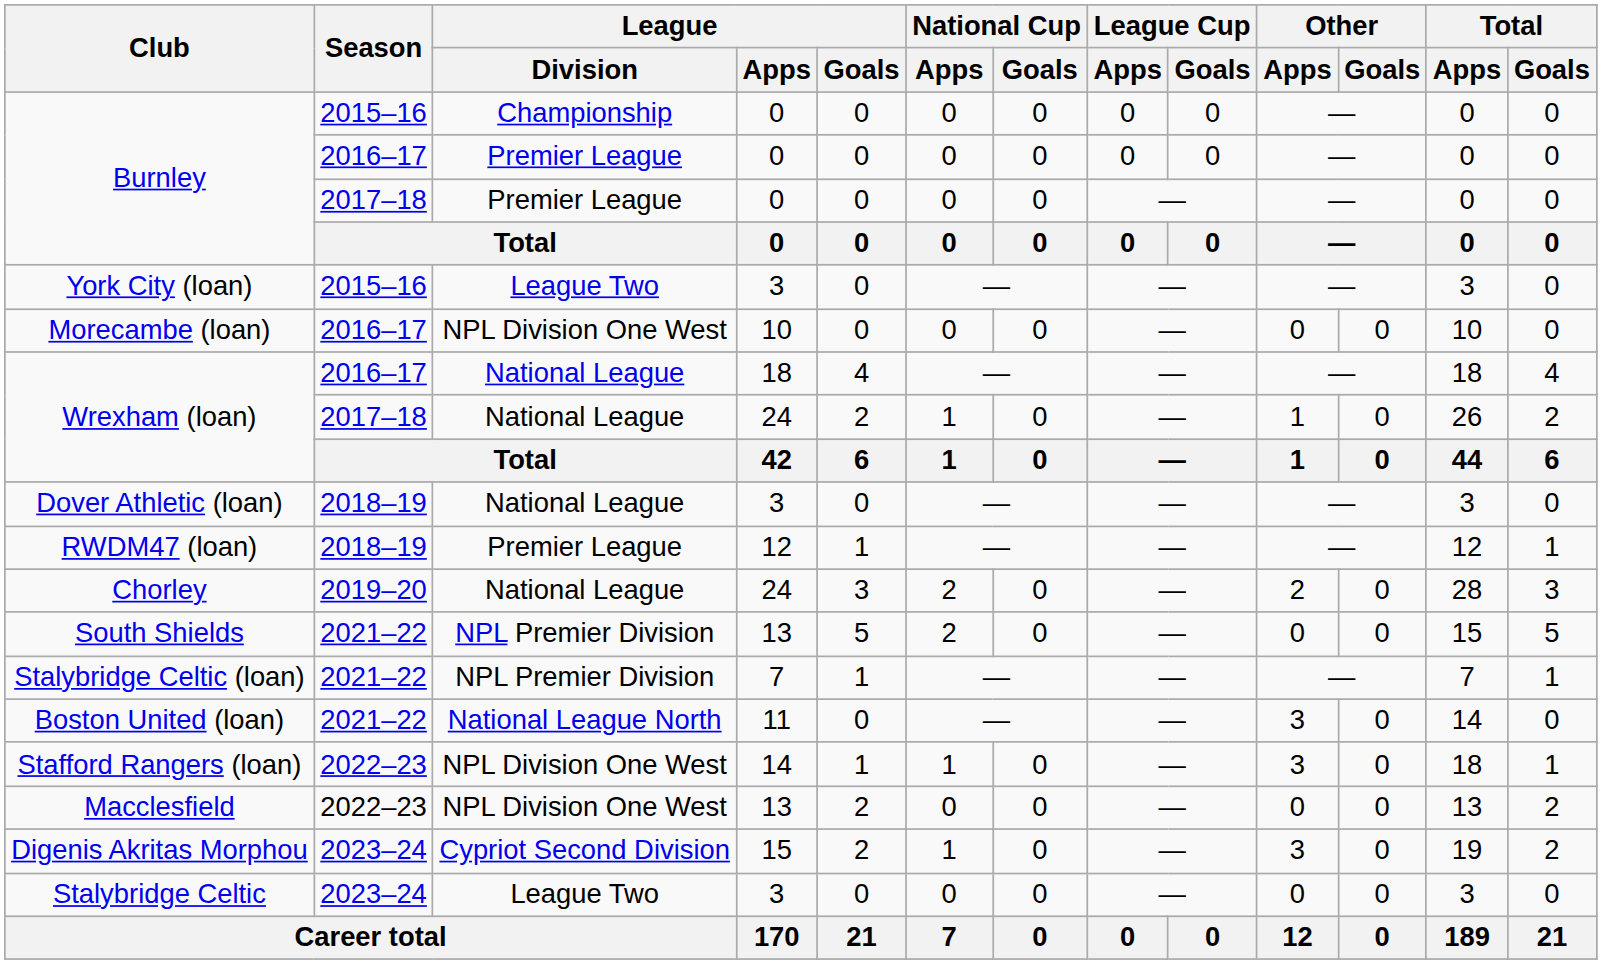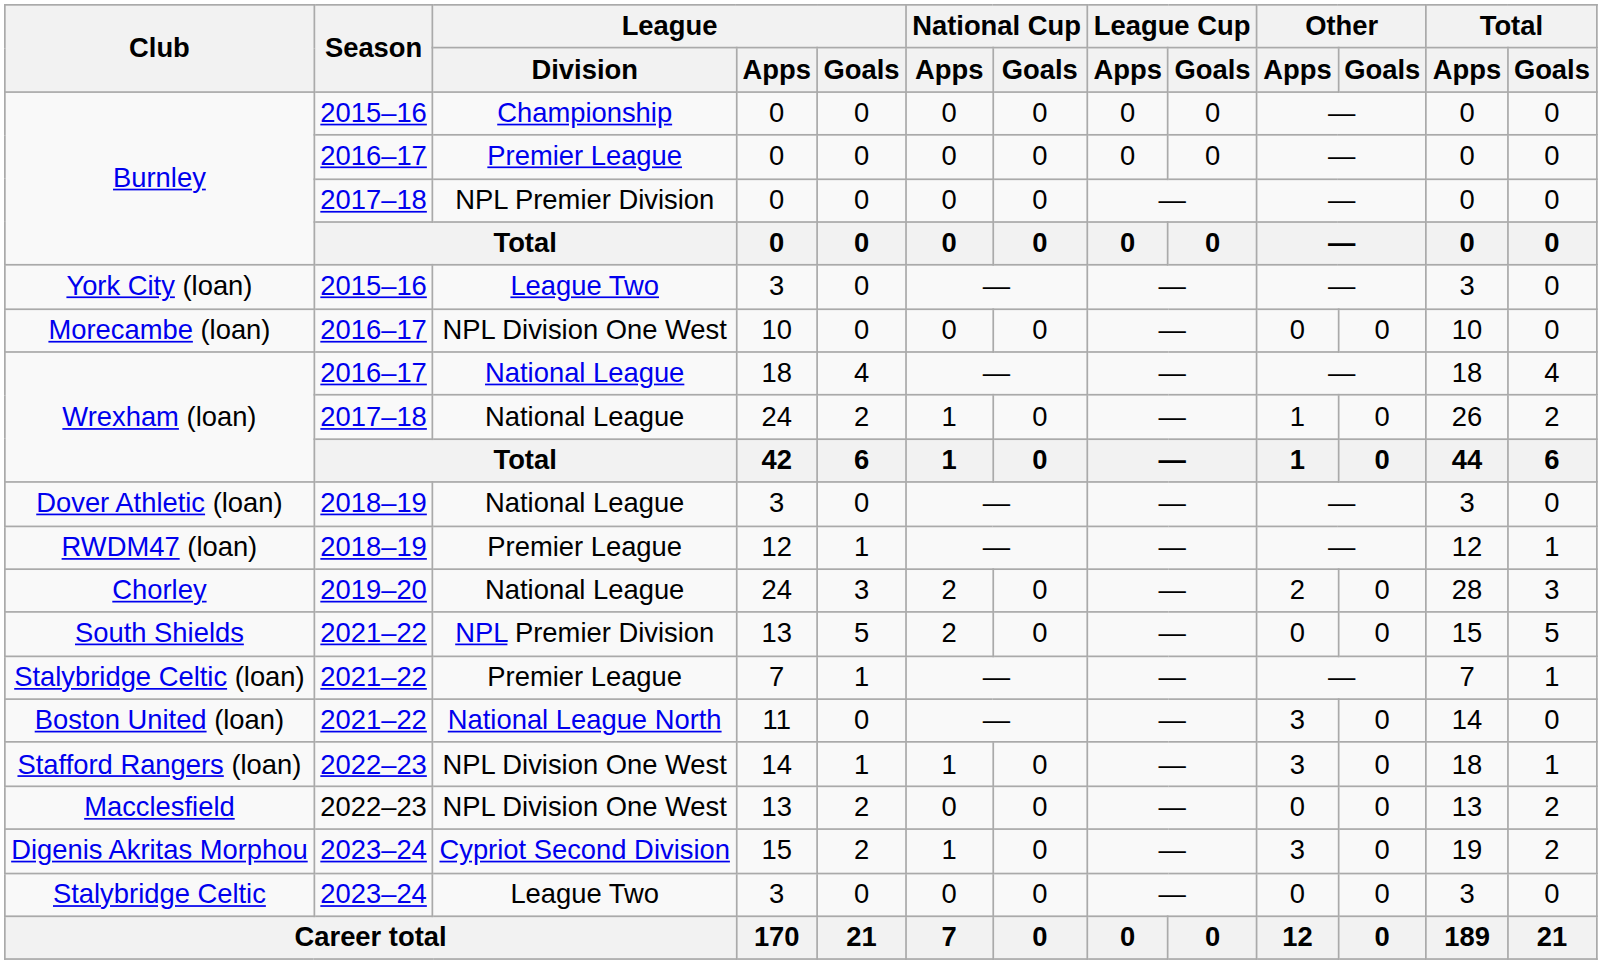(585, 199) Premier League -> (585, 199) NPL Premier Division
(585, 677) NPL Premier Division -> (585, 677) Premier League
